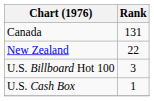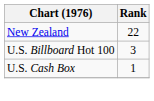- row: (24, 31)
